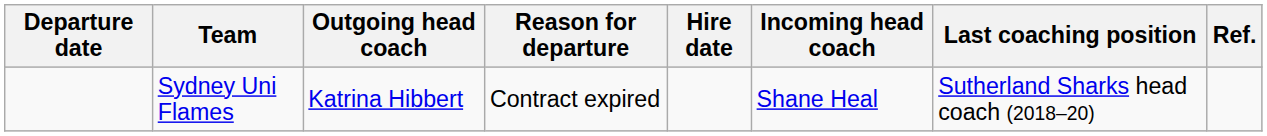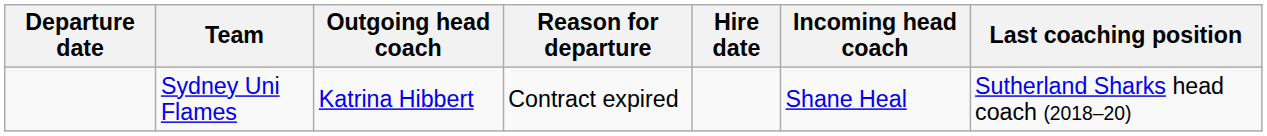- column: (1235, 35)
